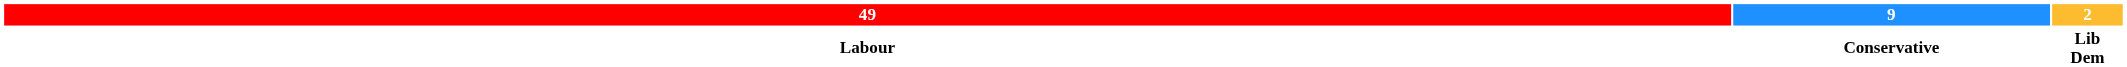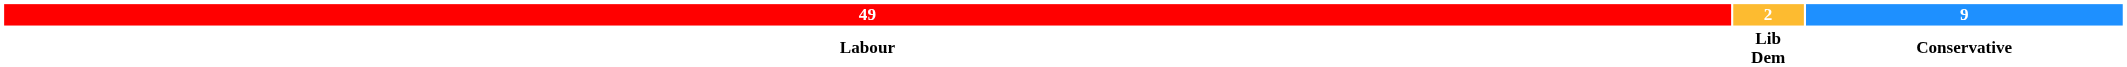columns swapped: (1891, 14) <-> (2087, 14)
